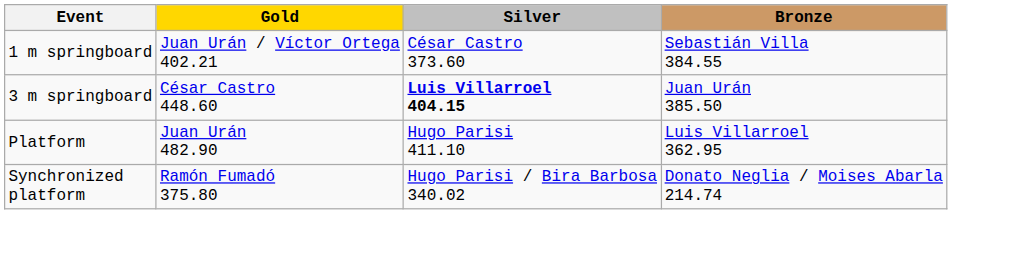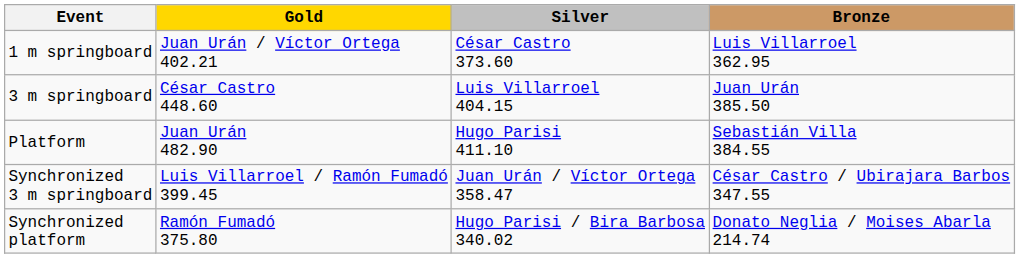(737, 53) Sebastián Villa 384.55 -> (785, 53) Luis Villarroel 362.95
(479, 97) bold -> (527, 97) normal
(737, 142) Luis Villarroel 362.95 -> (785, 142) Sebastián Villa 384.55
+ row: (80, 186)
